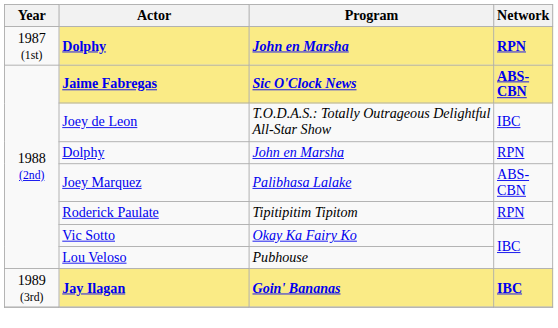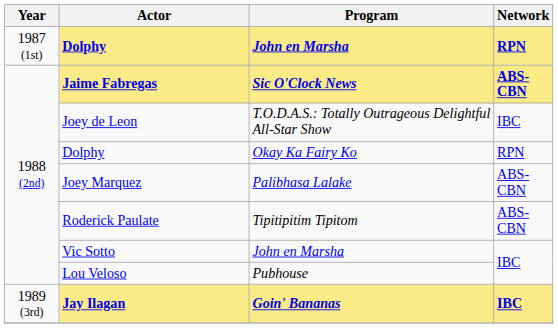(298, 152) John en Marsha -> (305, 152) Okay Ka Fairy Ko
(511, 213) RPN -> (513, 220) ABS-CBN
(305, 235) Okay Ka Fairy Ko -> (298, 251) John en Marsha
